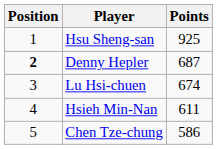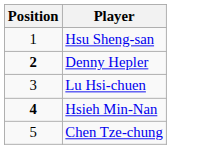- column: (189, 16)
(33, 109) normal -> (33, 109) bold
